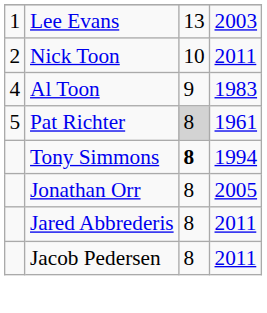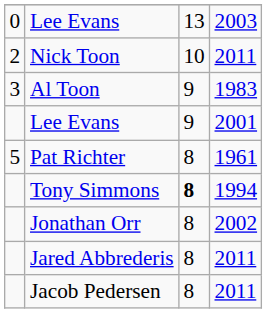(15, 21) 1 -> (15, 21) 0
(15, 88) 4 -> (15, 88) 3
+ row: (75, 122)
(189, 122) lightgrey background -> (189, 156) no background
+ row: (85, 223)
- row: (85, 190)
